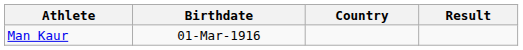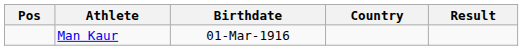+ column: (29, 15)
